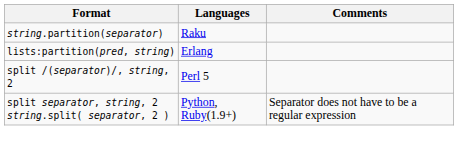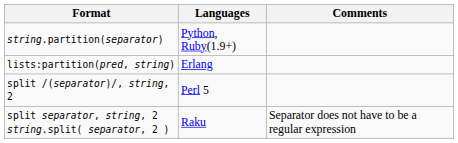(194, 32) Raku -> (209, 39) Python, Ruby(1.9+)
(209, 108) Python, Ruby(1.9+) -> (194, 122) Raku
